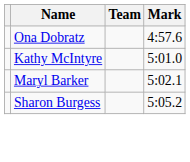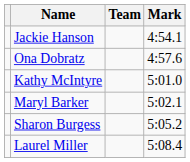+ row: (54, 37)
+ row: (51, 146)
